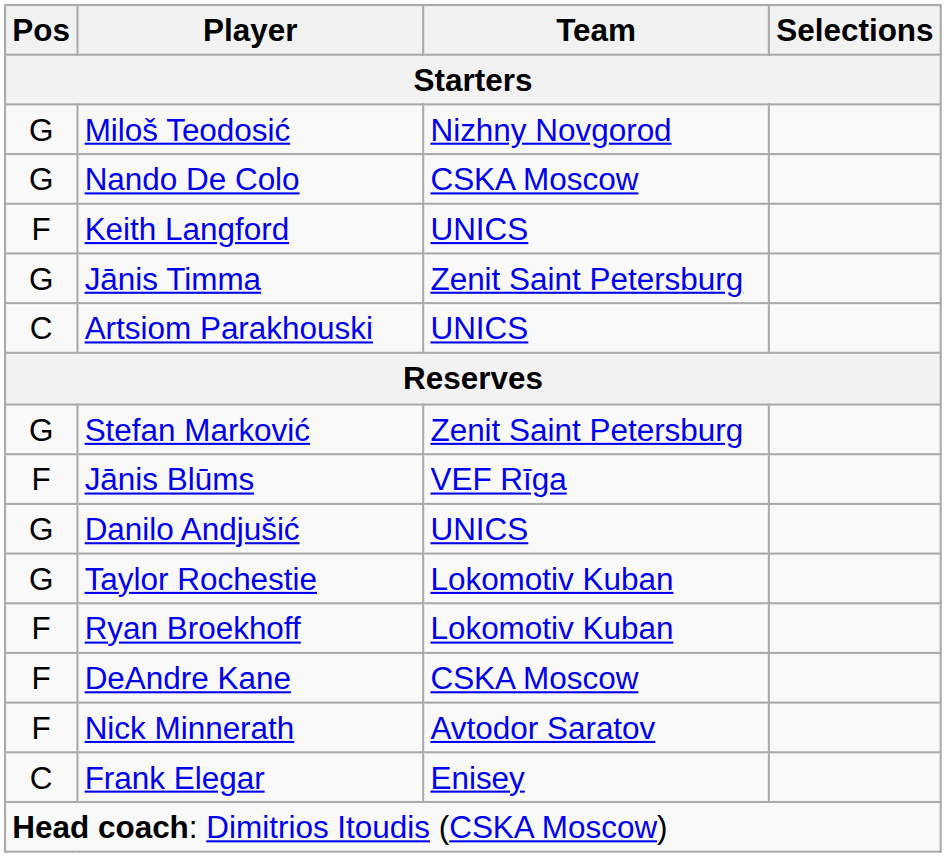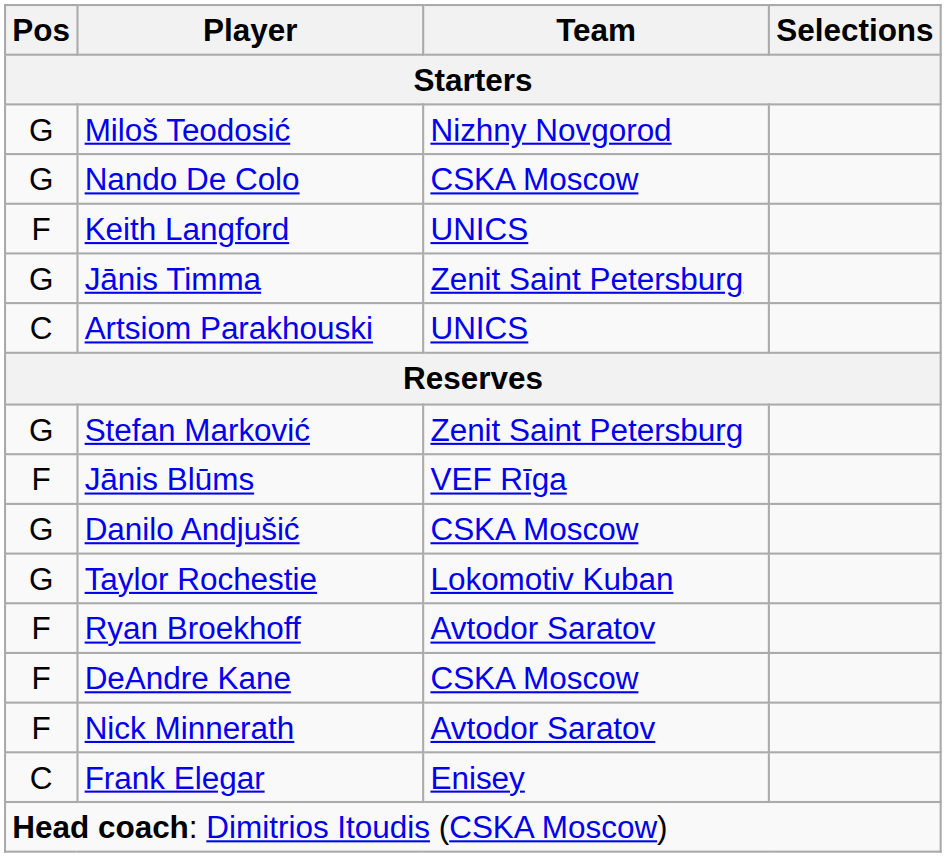(479, 528) UNICS -> (534, 528) CSKA Moscow
(552, 628) Lokomotiv Kuban -> (543, 628) Avtodor Saratov
